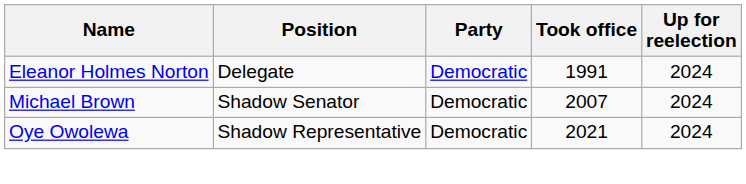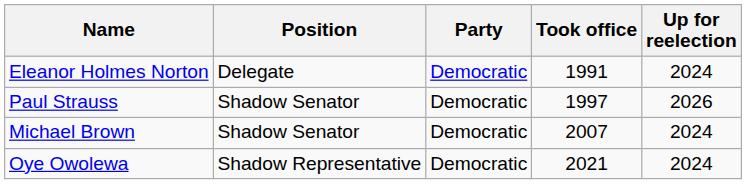+ row: (63, 102)
